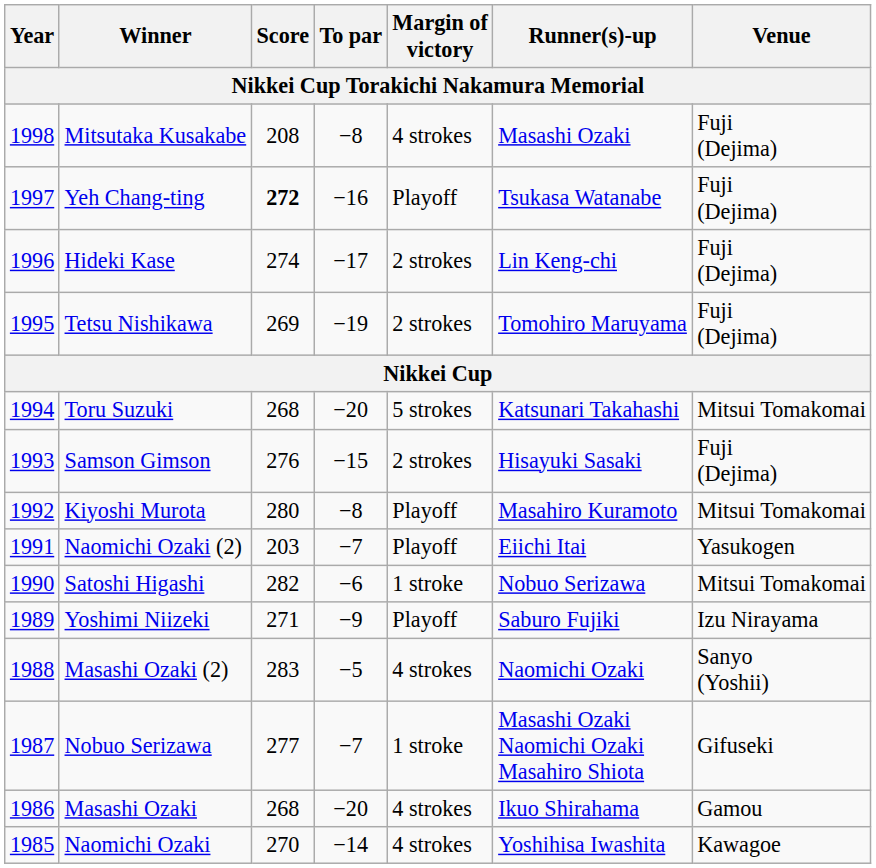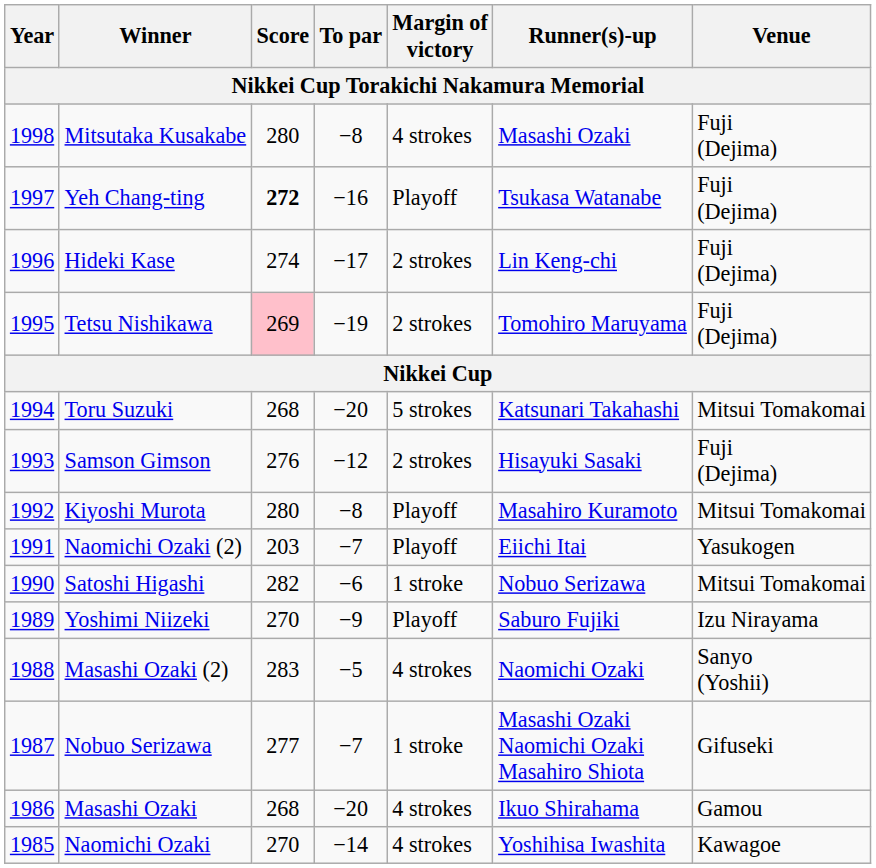(283, 135) 208 -> (283, 135) 280
(283, 324) no background -> (283, 324) pink background
(351, 460) −15 -> (351, 460) −12
(283, 619) 271 -> (283, 619) 270
